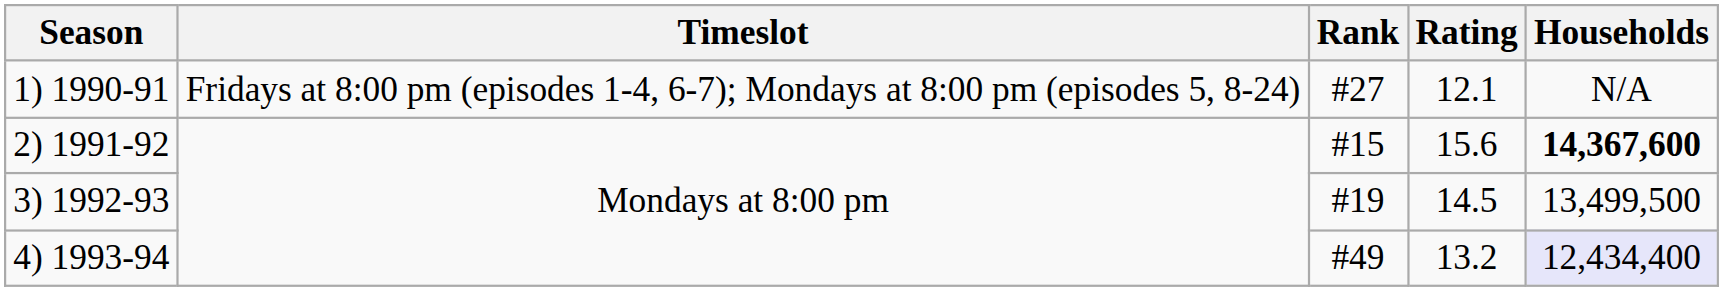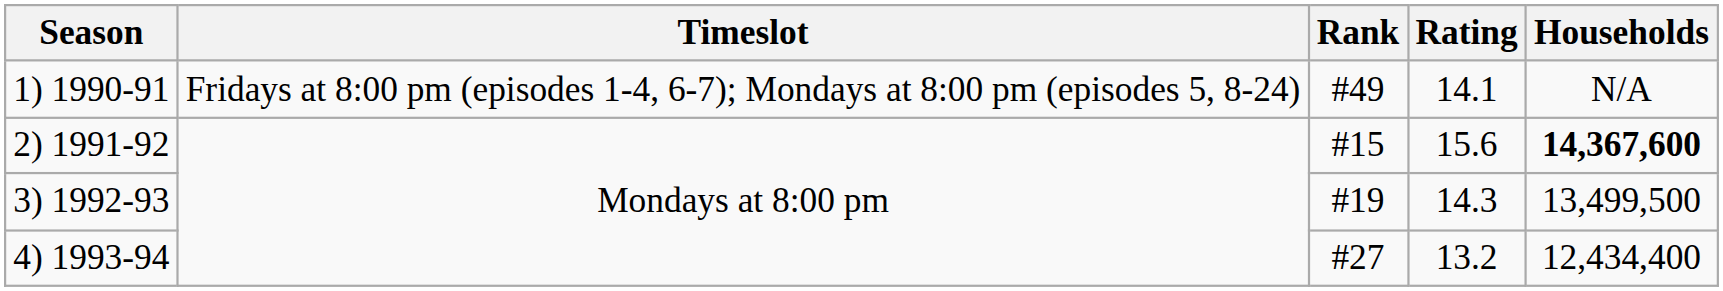(1358, 88) #27 -> (1358, 88) #49
(1467, 88) 12.1 -> (1467, 88) 14.1
(1467, 200) 14.5 -> (1467, 200) 14.3
(1358, 256) #49 -> (1358, 256) #27
(1621, 256) lavender background -> (1621, 256) no background
